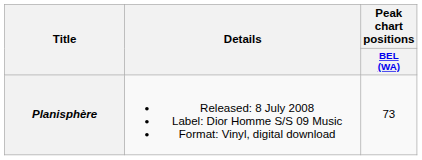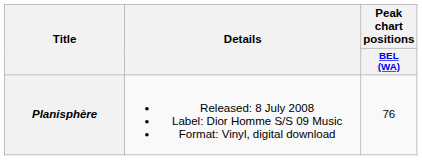(389, 115) 73 -> (389, 115) 76
